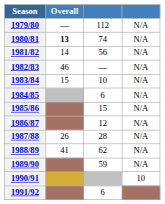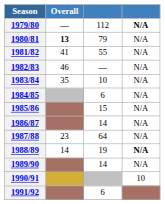(141, 25) normal -> (141, 25) bold
(103, 39) 74 -> (103, 39) 79
(65, 53) 14 -> (65, 53) 41
(103, 53) 56 -> (103, 53) 55
(65, 80) 15 -> (65, 80) 35
(103, 122) 12 -> (103, 122) 14
(65, 136) 26 -> (65, 136) 23
(103, 136) 28 -> (103, 136) 64
(65, 150) 41 -> (65, 150) 14
(103, 150) 62 -> (103, 150) 19
(141, 150) normal -> (141, 150) bold
(103, 164) 59 -> (103, 164) 14
